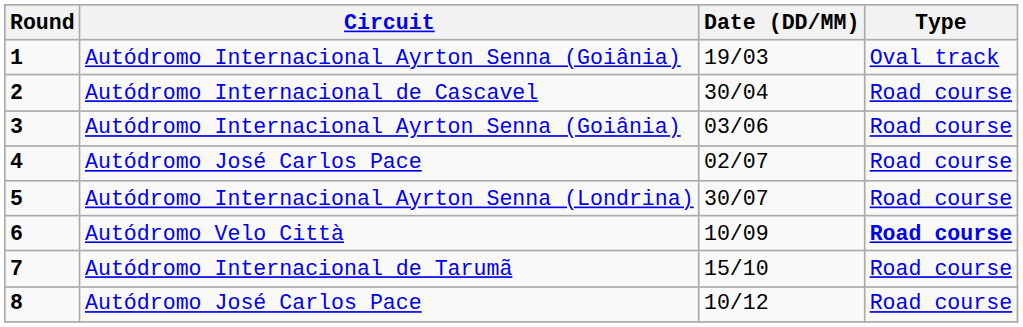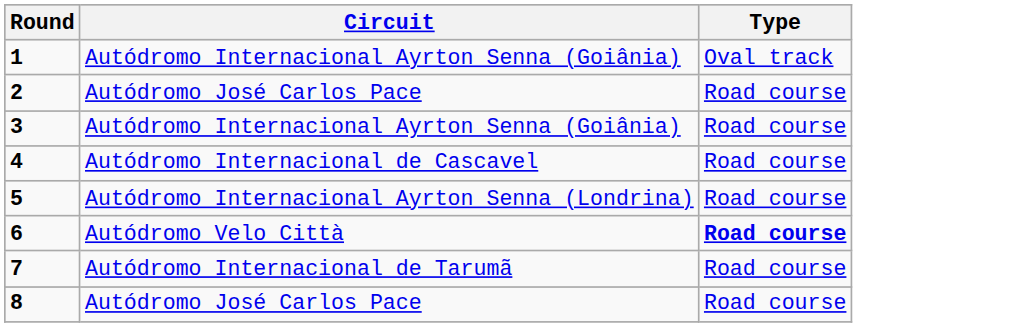- column: (782, 22)
(312, 93) Autódromo Internacional de Cascavel -> (253, 93) Autódromo José Carlos Pace
(253, 163) Autódromo José Carlos Pace -> (312, 163) Autódromo Internacional de Cascavel
